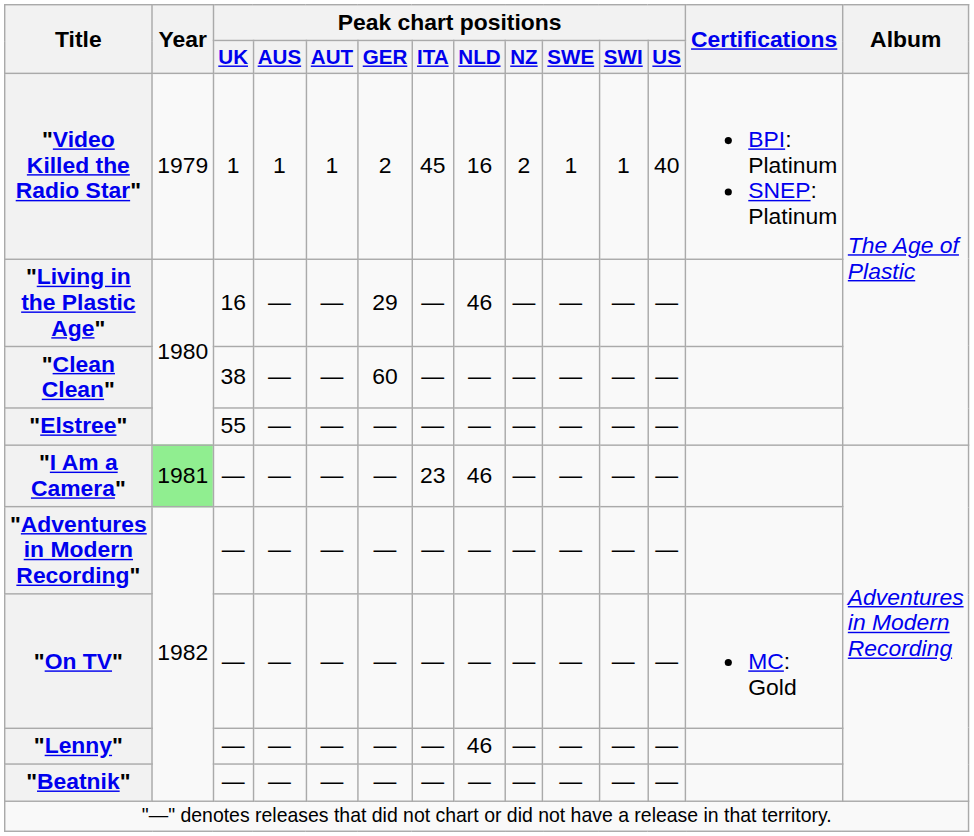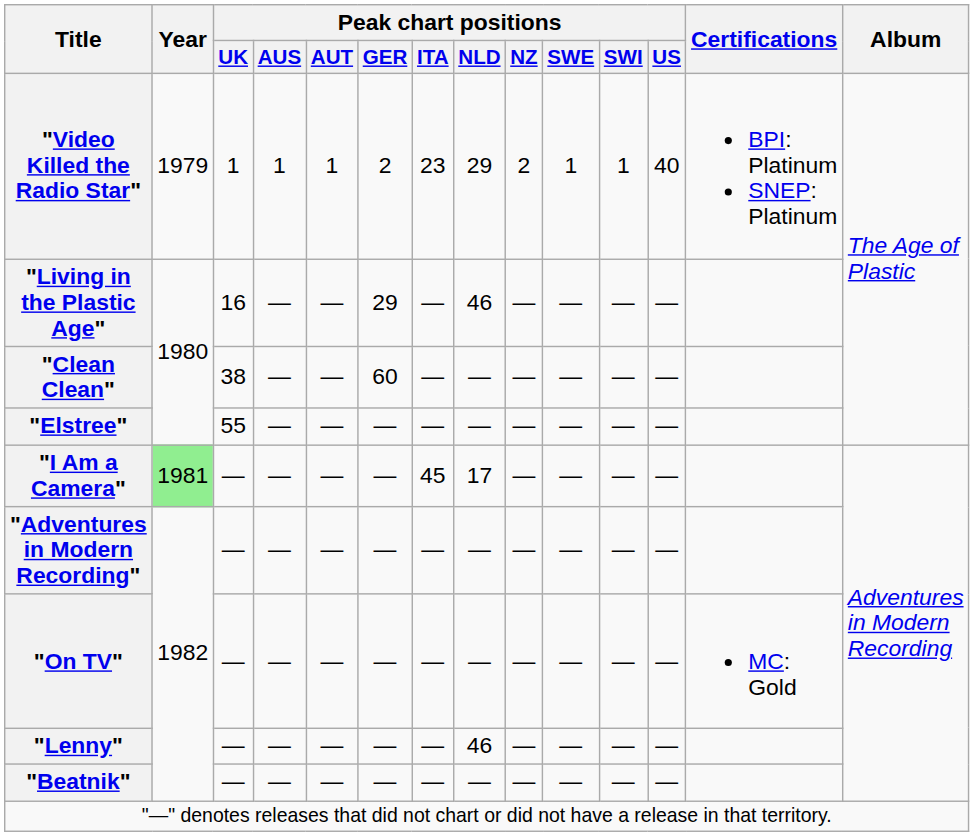(433, 165) 45 -> (433, 165) 23
(479, 165) 16 -> (479, 165) 29
(433, 475) 23 -> (433, 475) 45
(479, 475) 46 -> (479, 475) 17
